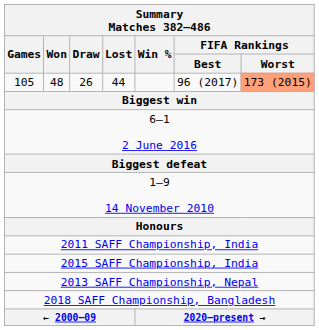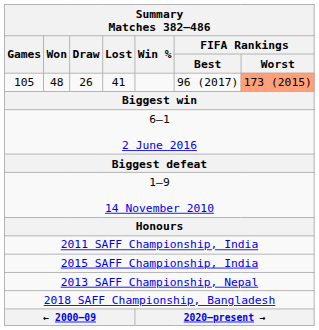(119, 82) 44 -> (119, 82) 41
